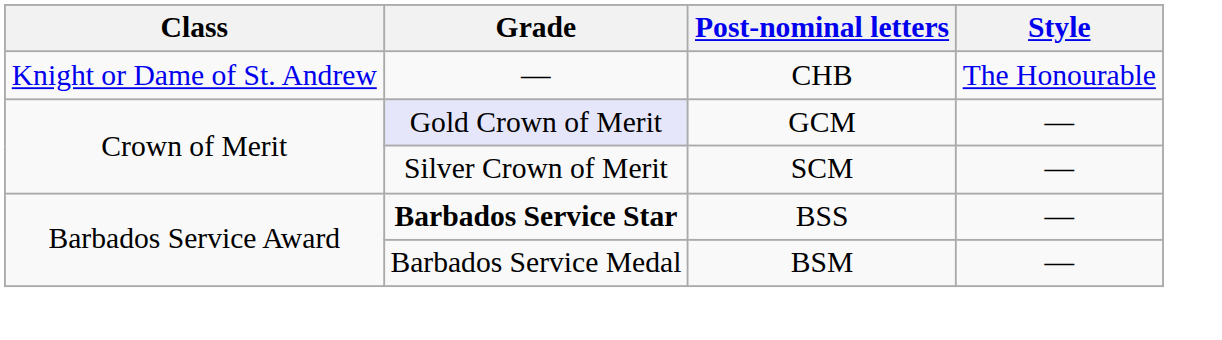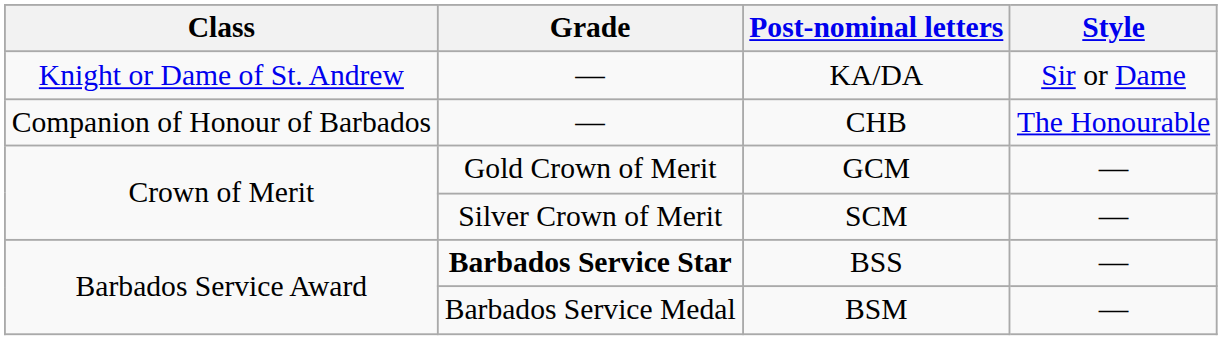+ row: (876, 74)
(194, 74) Knight or Dame of St. Andrew -> (221, 121) Companion of Honour of Barbados
(536, 121) lavender background -> (590, 168) no background
